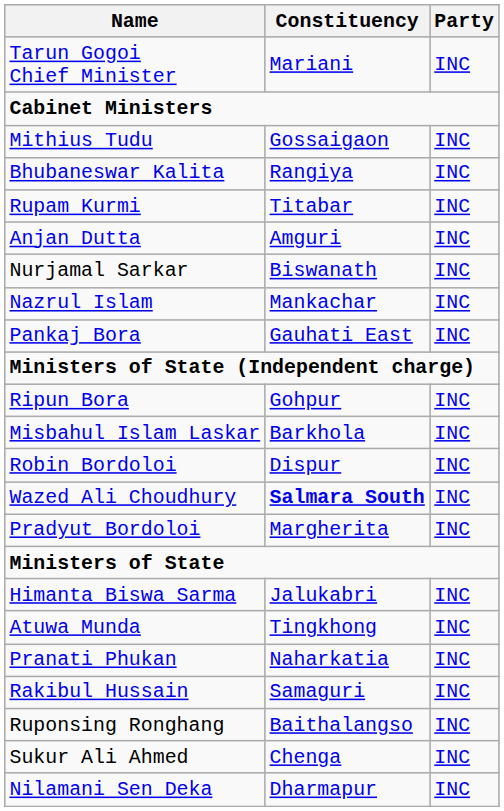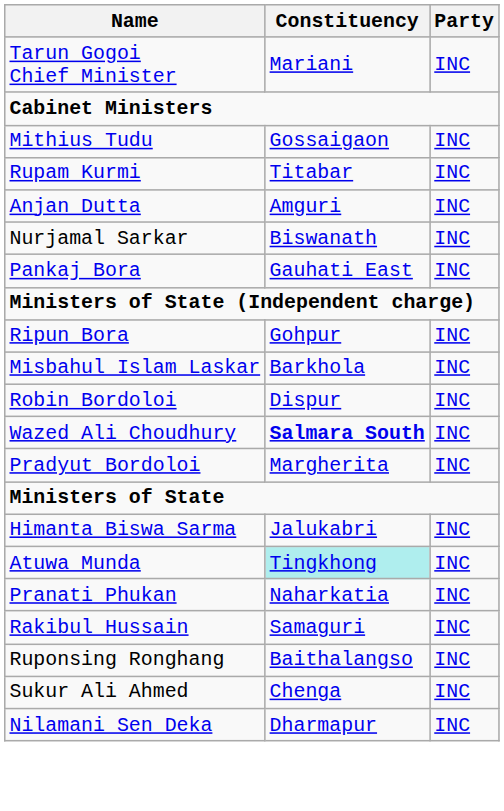- row: (117, 174)
- row: (81, 303)
(323, 627) no background -> (323, 563) paleturquoise background
